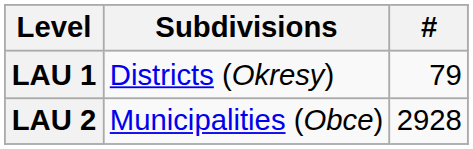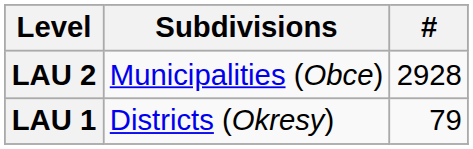rows swapped: (54, 74) <-> (54, 120)
